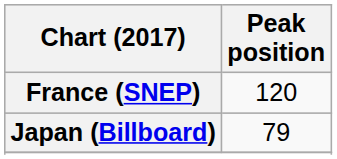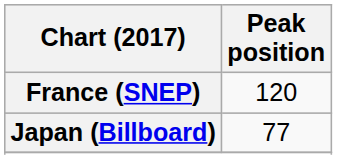(276, 132) 79 -> (276, 132) 77
